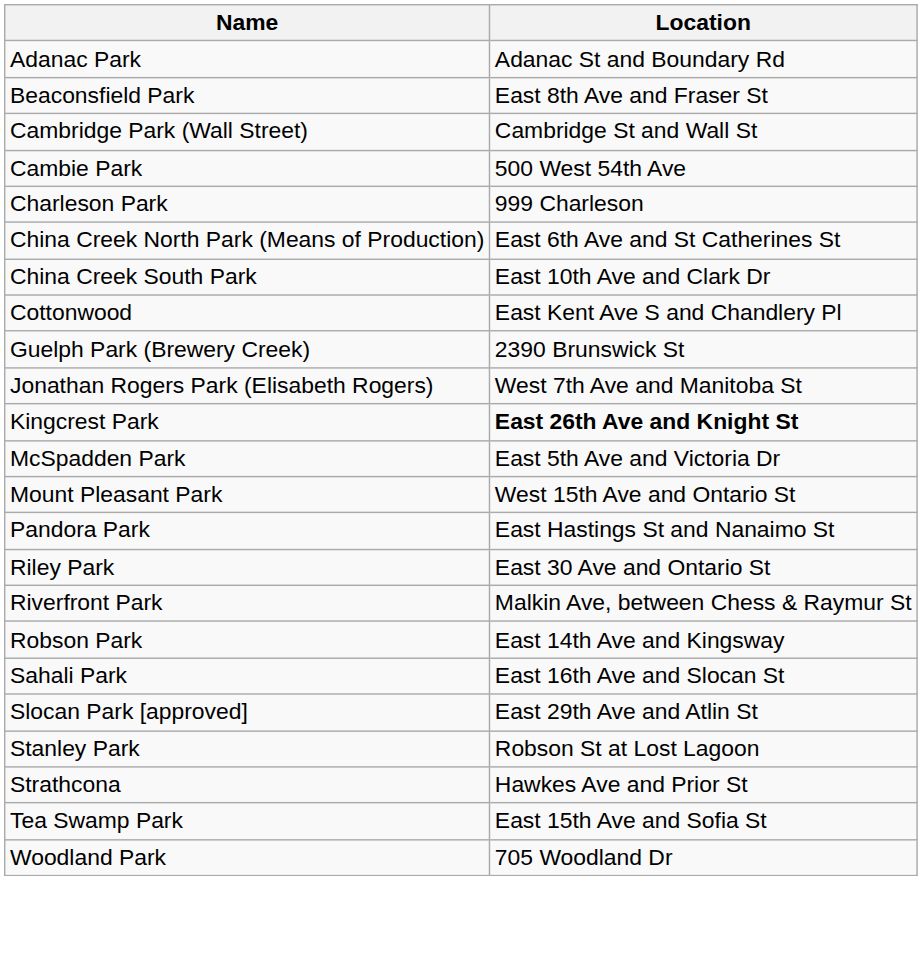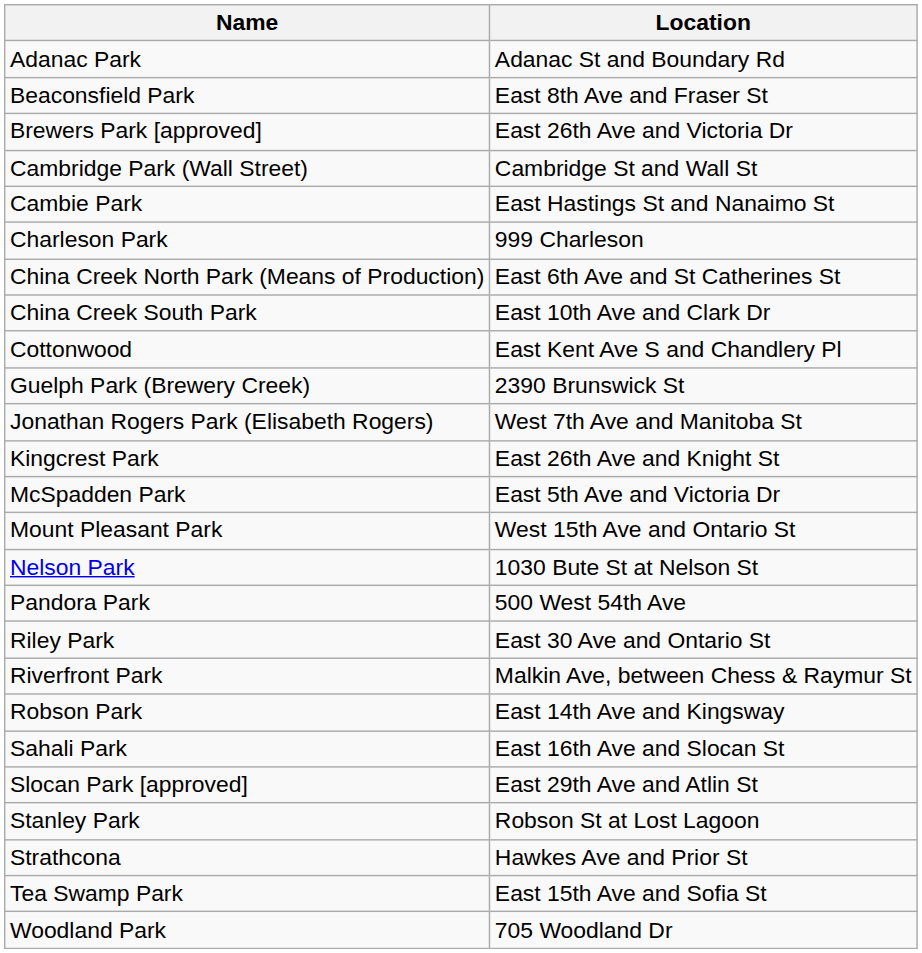+ row: (136, 131)
(590, 167) 500 West 54th Ave -> (665, 204) East Hastings St and Nanaimo St
(647, 421) bold -> (637, 458) normal
+ row: (72, 566)
(665, 530) East Hastings St and Nanaimo St -> (590, 603) 500 West 54th Ave
